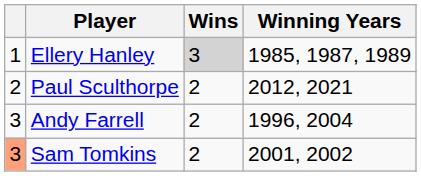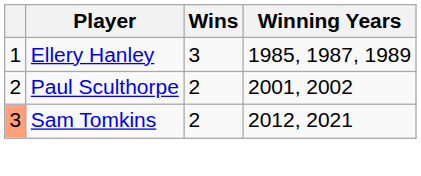(194, 54) lightgrey background -> (194, 54) no background
(300, 87) 2012, 2021 -> (300, 87) 2001, 2002
- row: (87, 120)
(300, 154) 2001, 2002 -> (300, 120) 2012, 2021
